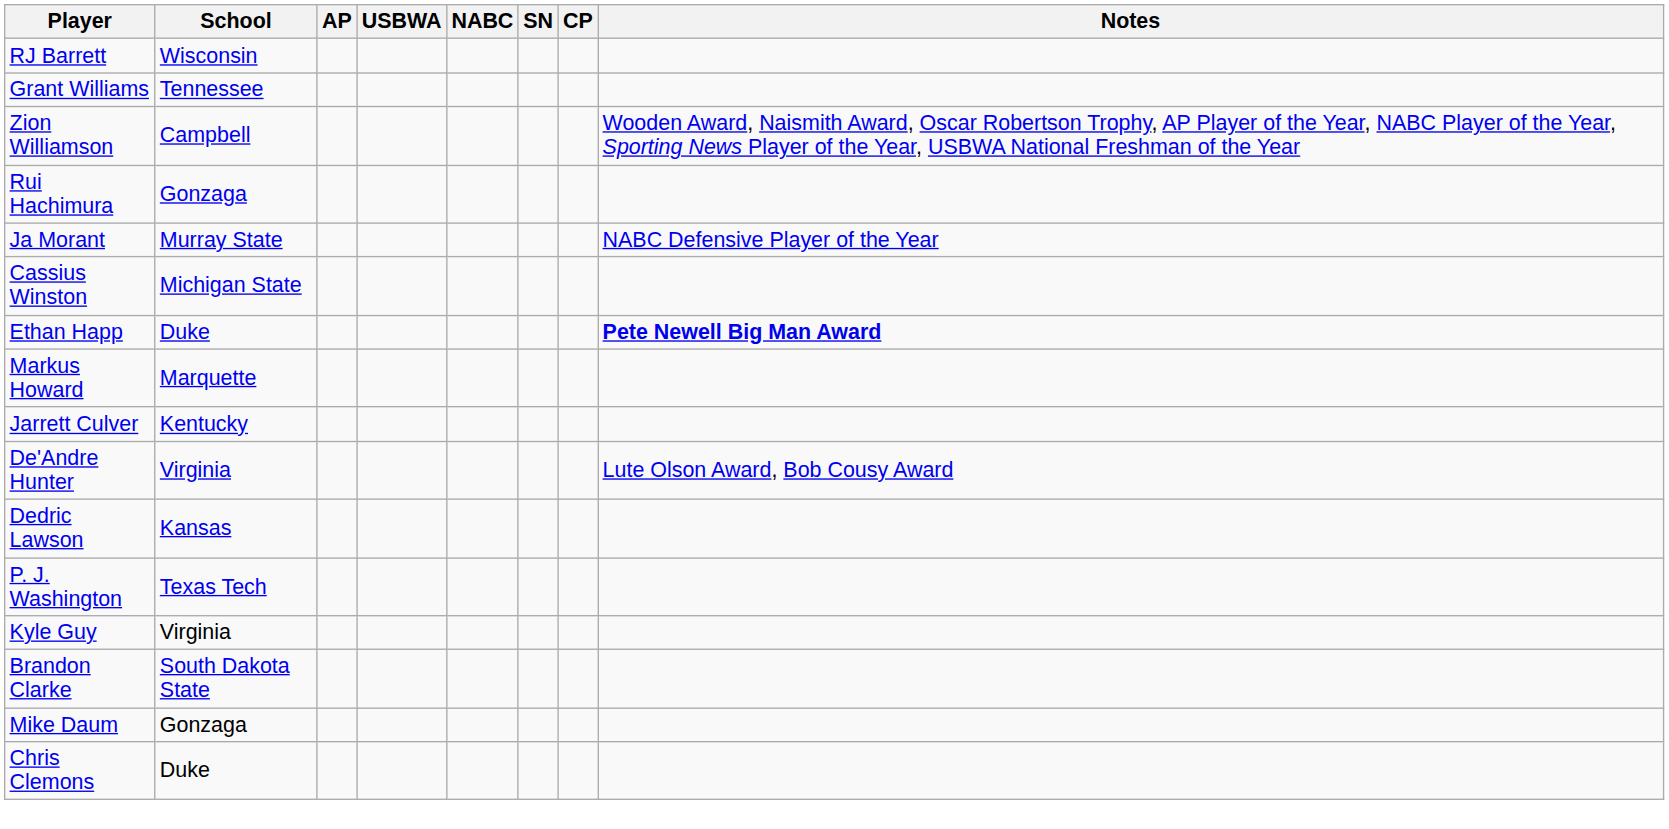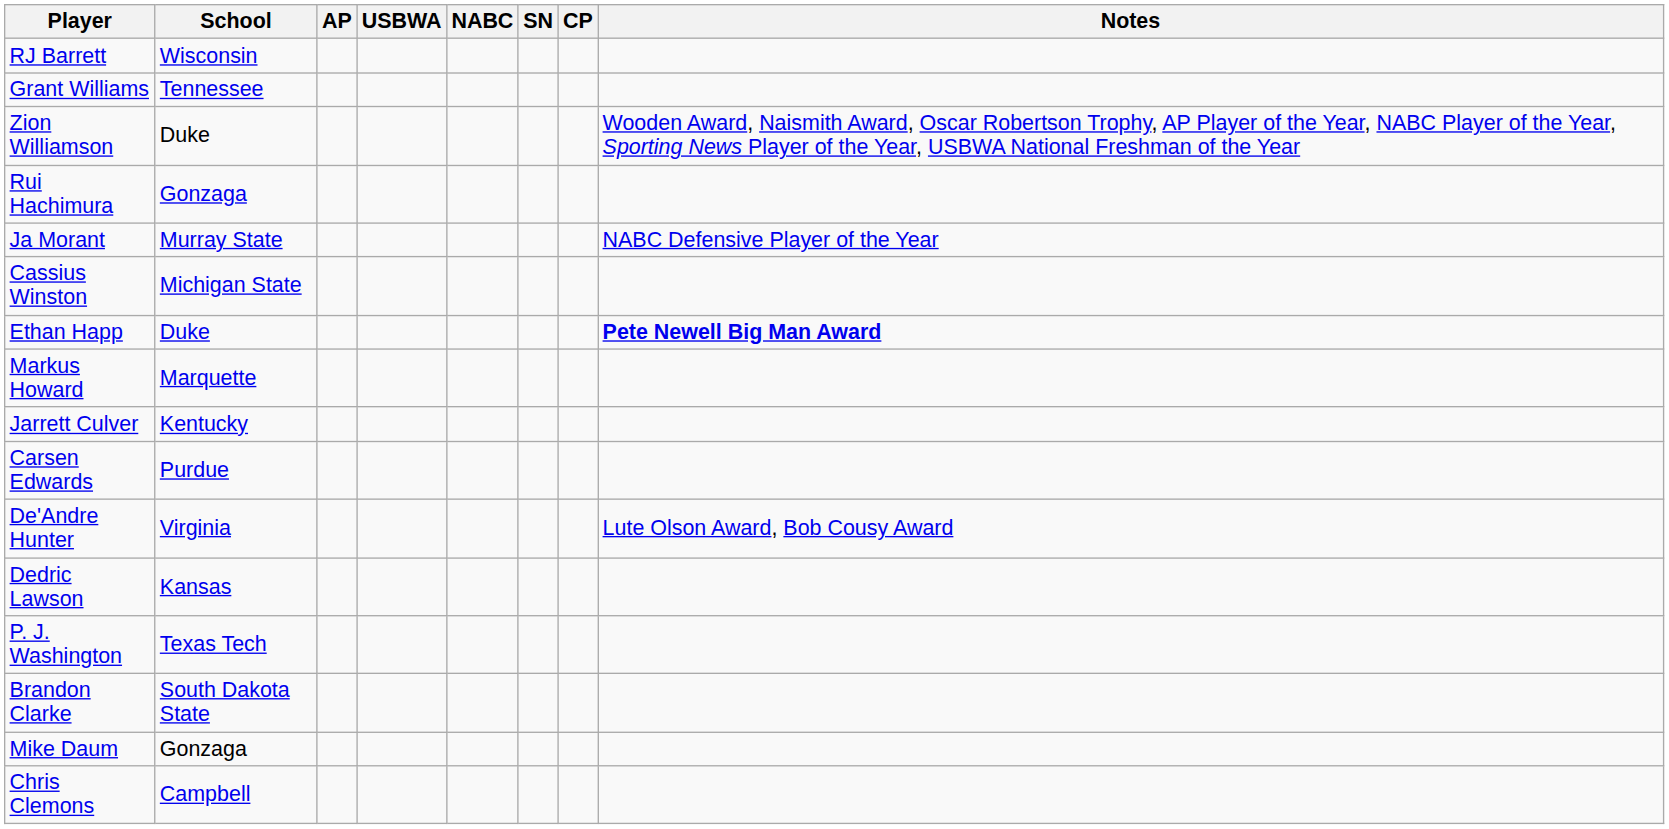(205, 135) Campbell -> (185, 135) Duke
+ row: (51, 470)
- row: (53, 632)
(185, 770) Duke -> (205, 794) Campbell
